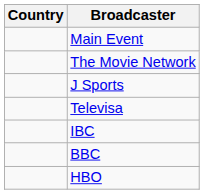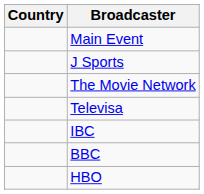rows swapped: (133, 62) <-> (97, 85)
